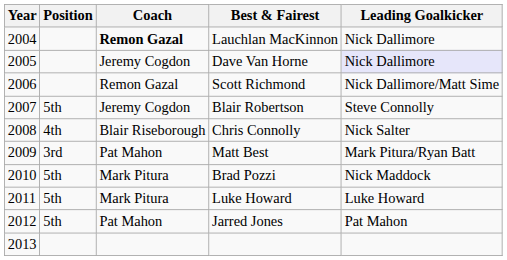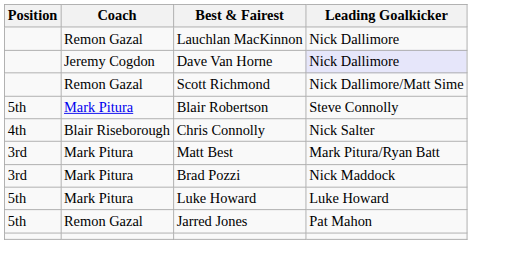- column: (22, 15)
(141, 38) bold -> (103, 38) normal
(145, 107) Jeremy Cogdon -> (99, 107) Mark Pitura
(131, 152) Pat Mahon -> (99, 152) Mark Pitura
(52, 175) 5th -> (17, 175) 3rd
(131, 221) Pat Mahon -> (103, 221) Remon Gazal
